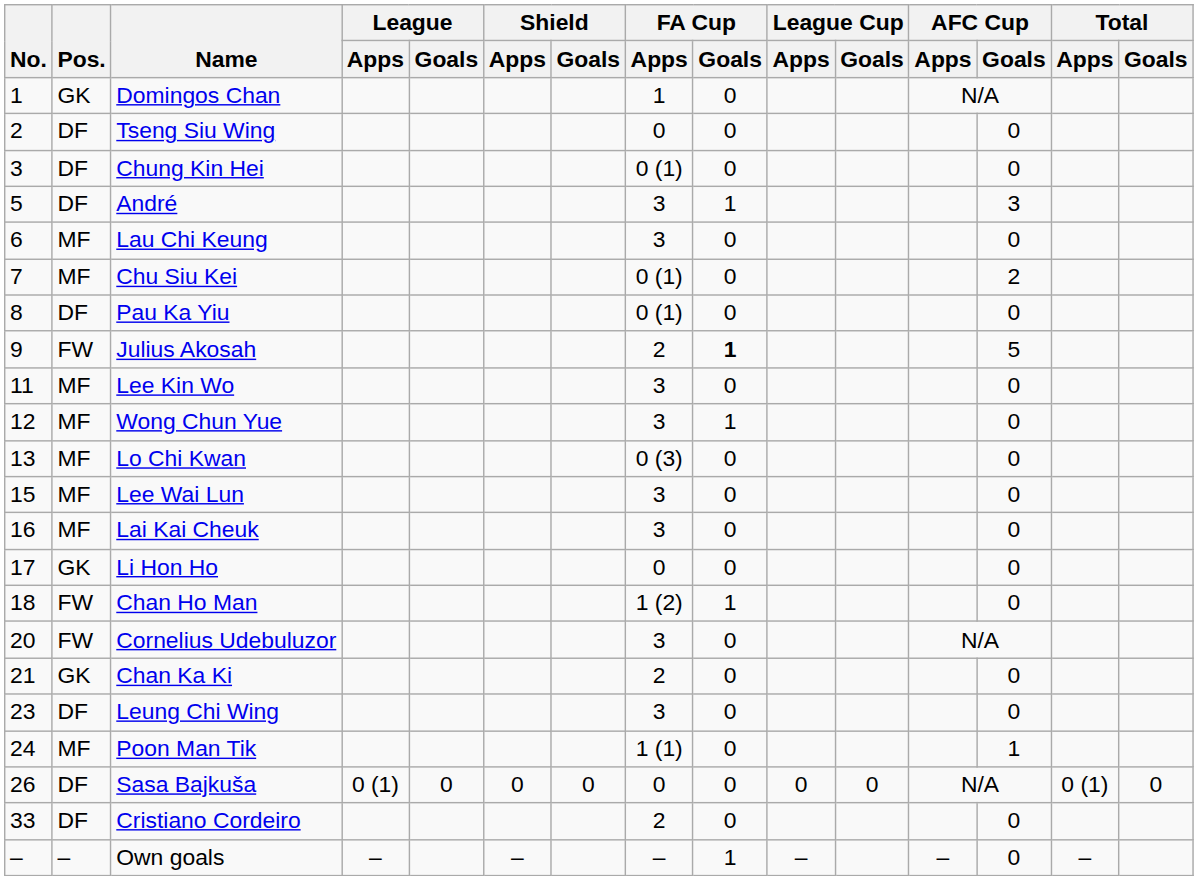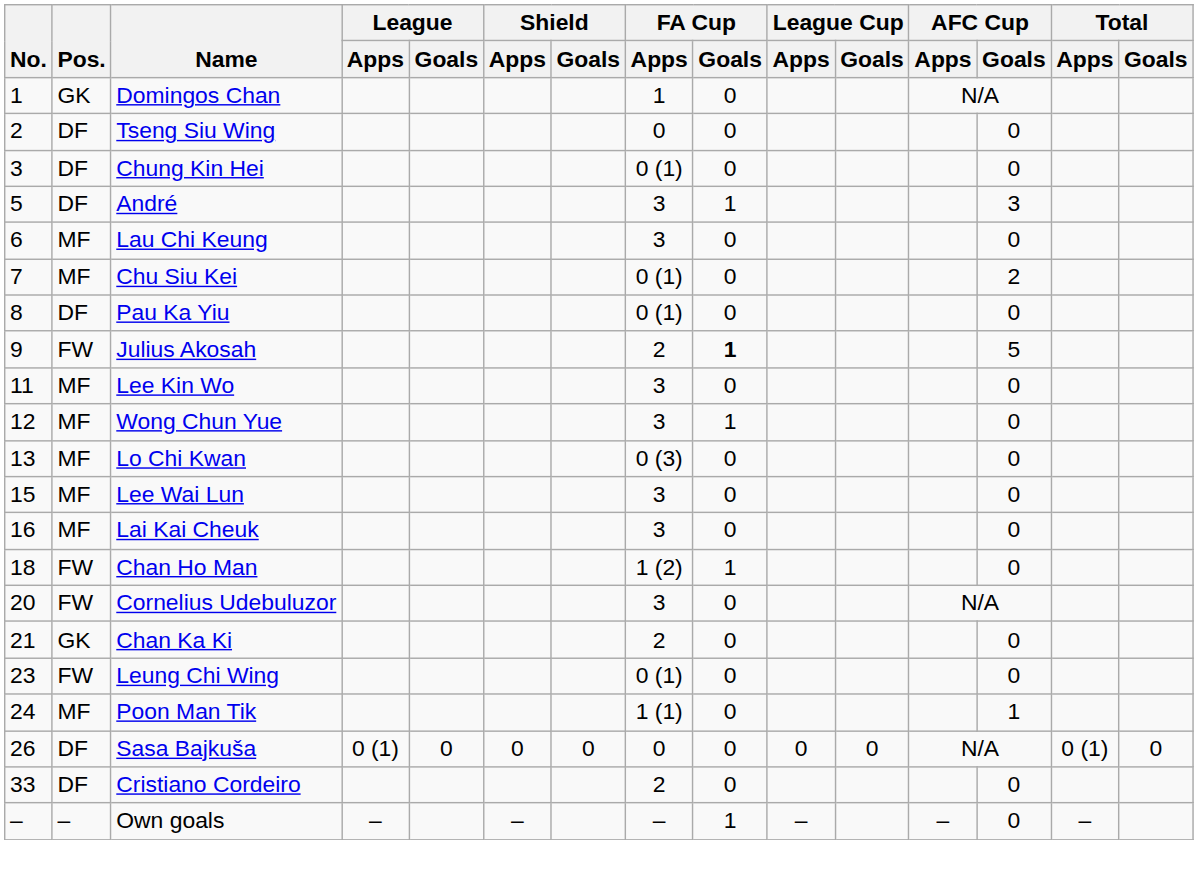- row: (167, 566)
(73, 712) DF -> (75, 675) FW
(659, 712) 3 -> (659, 675) 0 (1)
